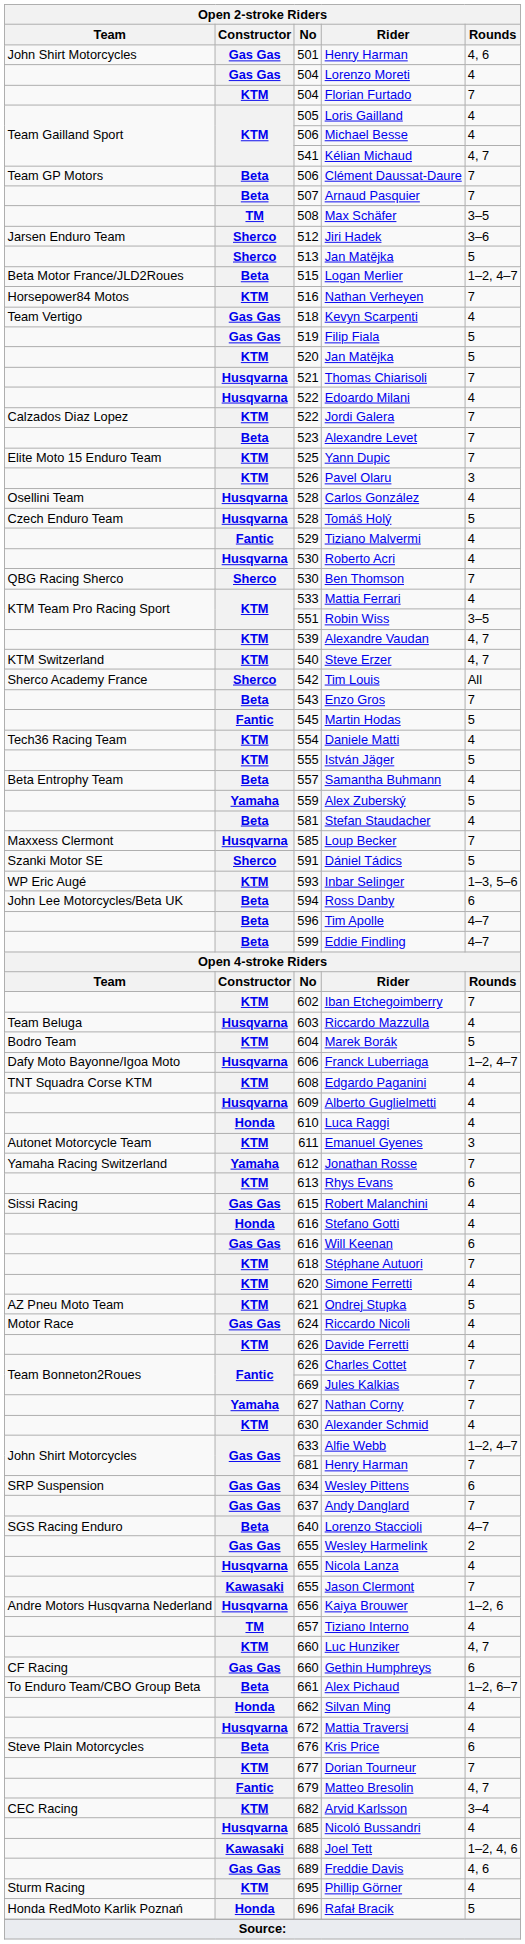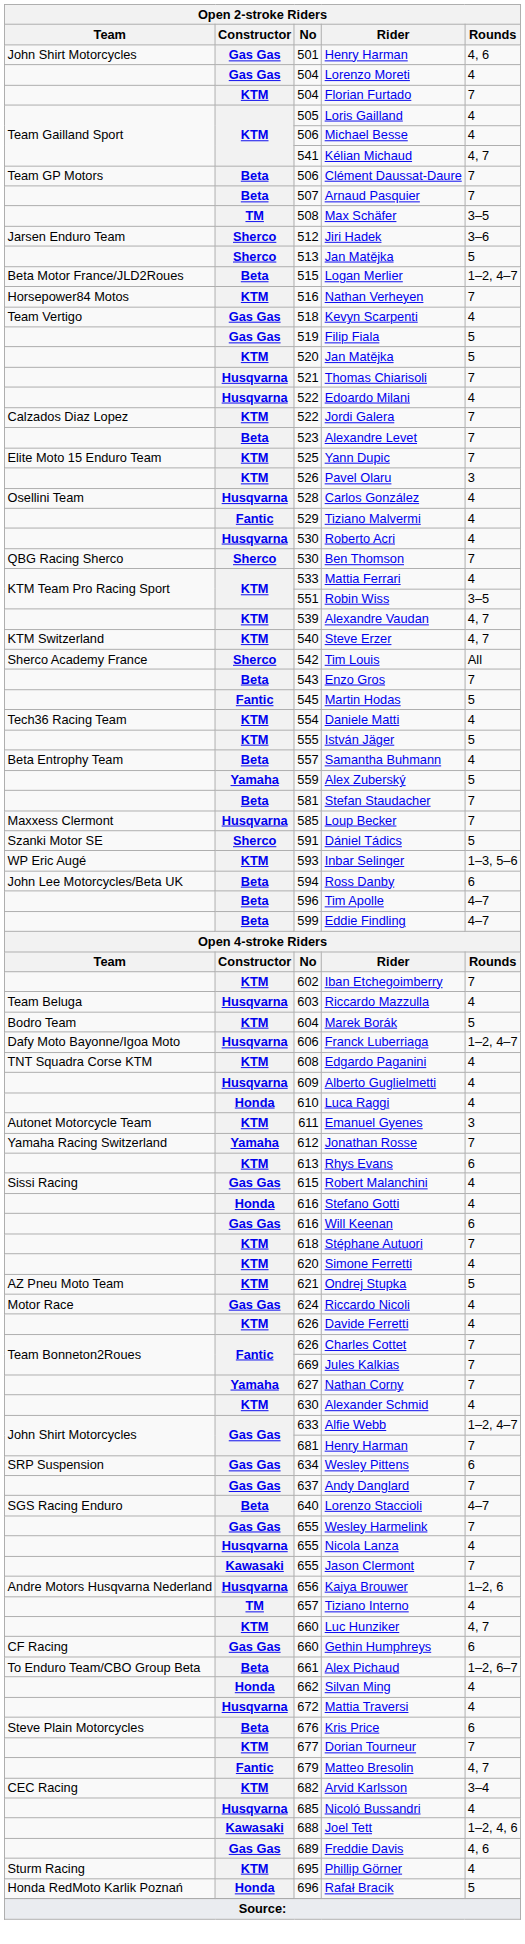- row: (308, 518)
(471, 820) 4 -> (471, 800) 7
(471, 1546) 2 -> (471, 1525) 7
